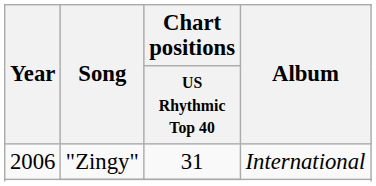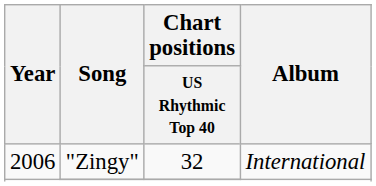(192, 161) 31 -> (192, 161) 32
